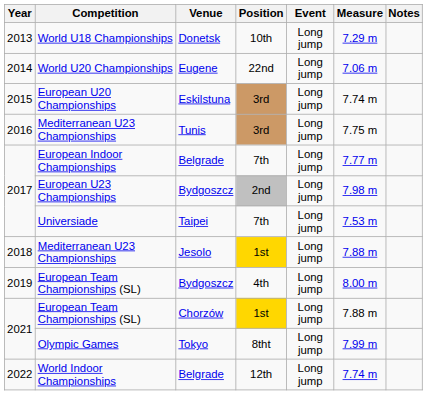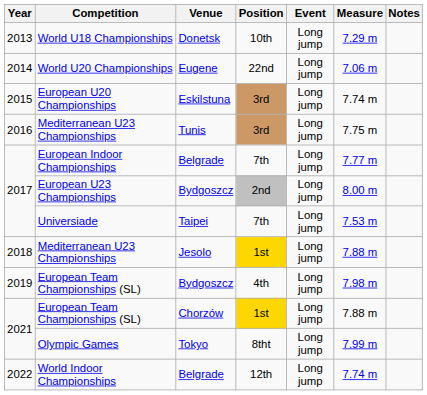(360, 191) 7.98 m -> (360, 191) 8.00 m
(360, 283) 8.00 m -> (360, 283) 7.98 m
